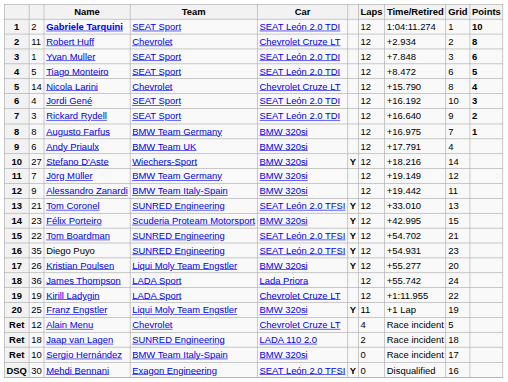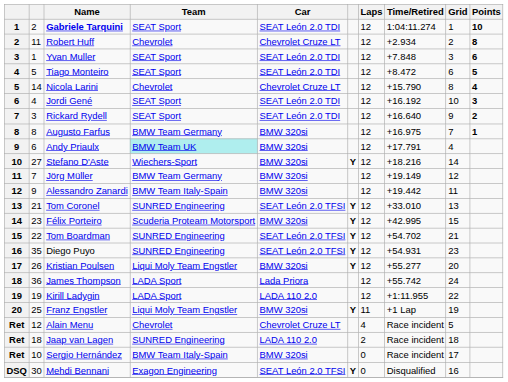(164, 146) no background -> (164, 146) paleturquoise background
(300, 295) Chevrolet Cruze LT -> (288, 295) LADA 110 2.0
